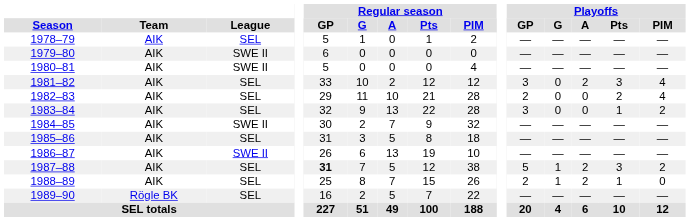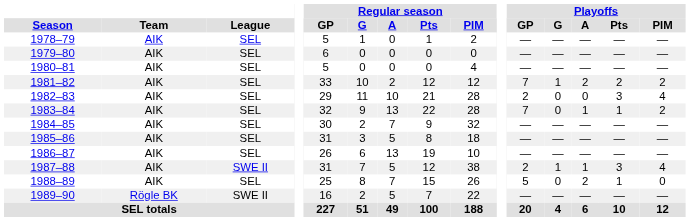(250, 53) SWE II -> (250, 53) SEL
(250, 68) SWE II -> (250, 68) SEL
(525, 82) 3 -> (525, 82) 7
(558, 82) 0 -> (558, 82) 1
(619, 82) 3 -> (619, 82) 2
(663, 82) 4 -> (663, 82) 2
(619, 96) 2 -> (619, 96) 3
(525, 110) 3 -> (525, 110) 7
(585, 110) 0 -> (585, 110) 1
(250, 124) SWE II -> (250, 124) SEL
(250, 153) SWE II -> (250, 153) SEL
(250, 167) SEL -> (250, 167) SWE II
(326, 167) bold -> (326, 167) normal
(525, 167) 5 -> (525, 167) 2
(585, 167) 2 -> (585, 167) 1
(663, 167) 2 -> (663, 167) 4
(525, 181) 2 -> (525, 181) 5
(558, 181) 1 -> (558, 181) 0
(250, 195) SEL -> (250, 195) SWE II
